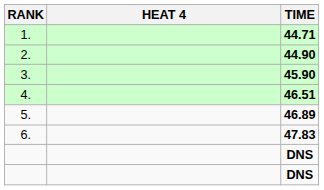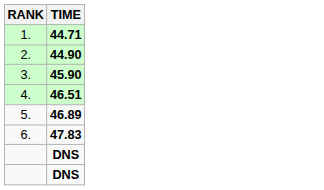- column: (164, 15)
